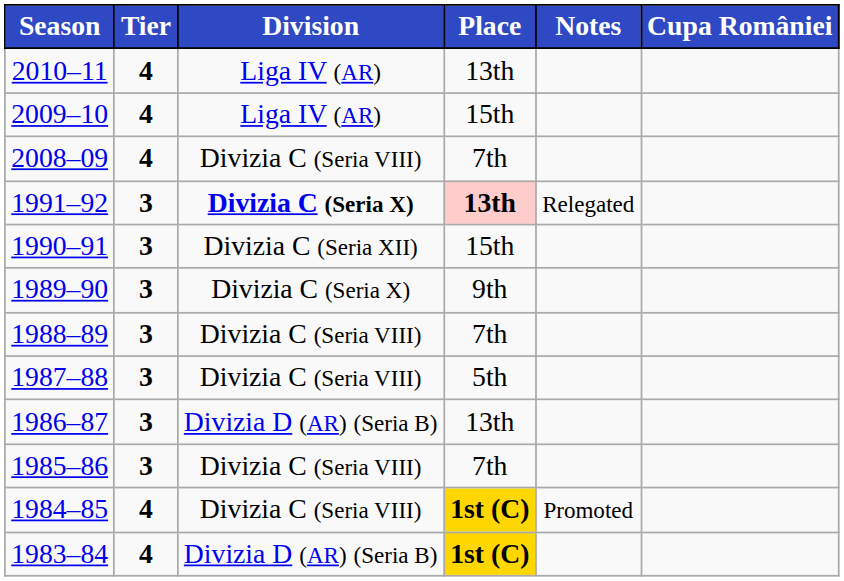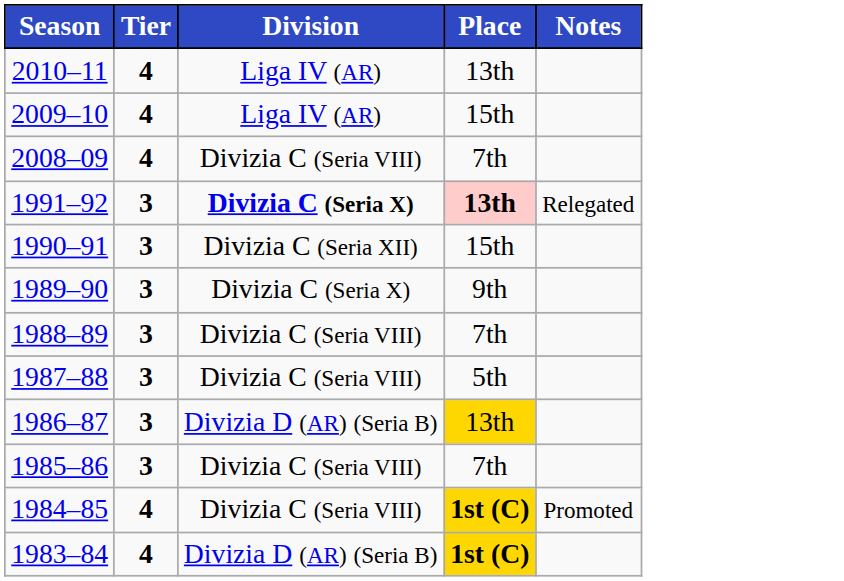- column: (740, 26)
(490, 421) no background -> (490, 421) gold background
